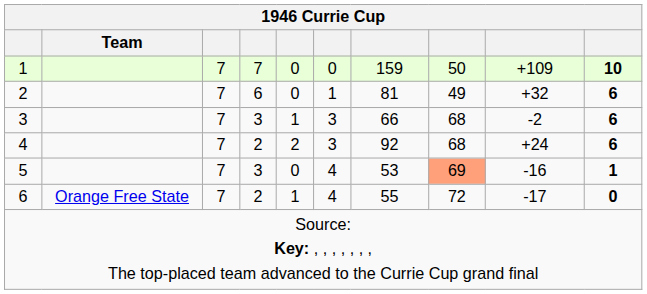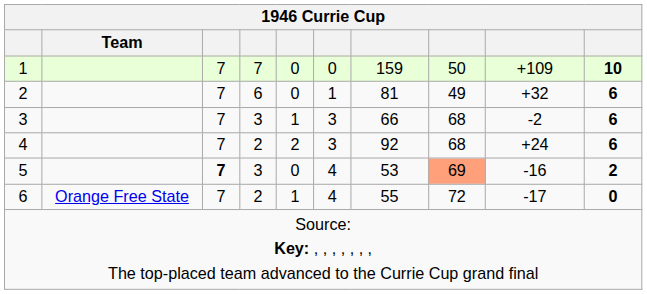(221, 171) normal -> (221, 171) bold
(613, 171) 1 -> (613, 171) 2
